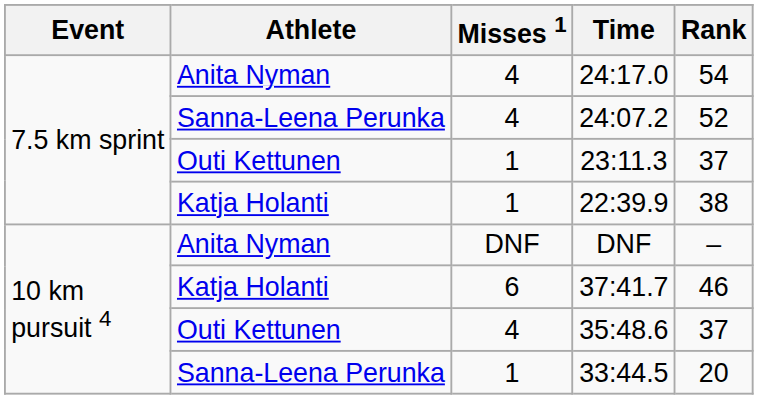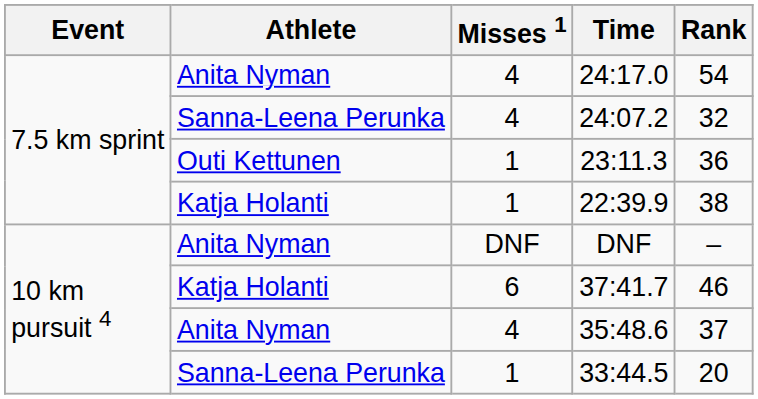(714, 118) 52 -> (714, 118) 32
(714, 160) 37 -> (714, 160) 36
(259, 330) Outi Kettunen -> (254, 330) Anita Nyman
